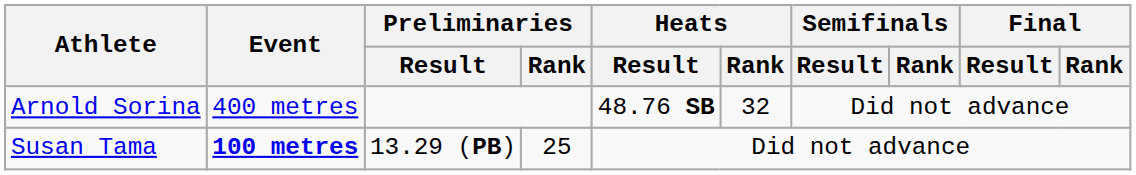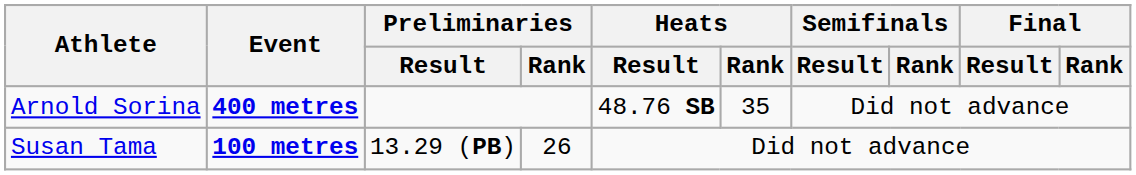(285, 107) normal -> (285, 107) bold
(756, 107) 32 -> (756, 107) 35
(557, 148) 25 -> (557, 148) 26
